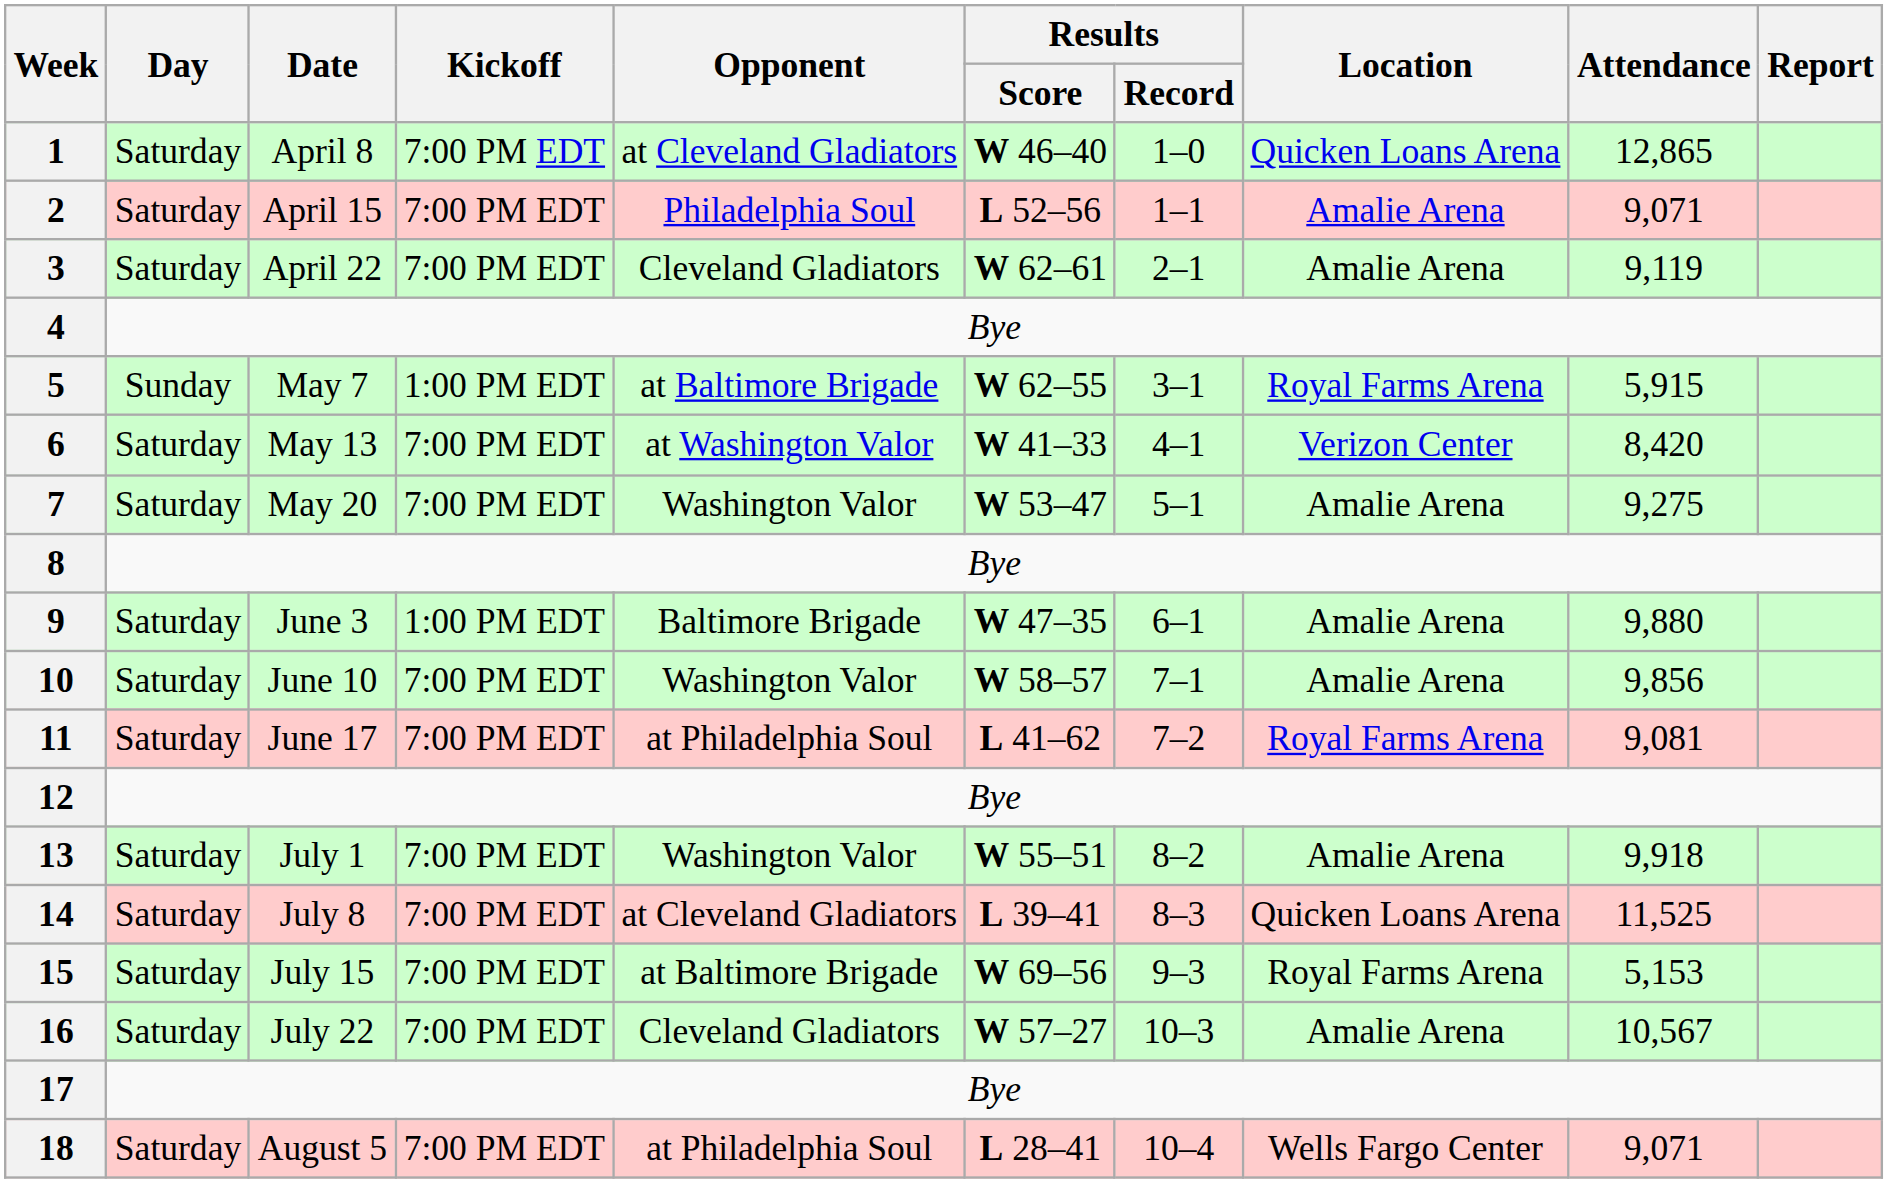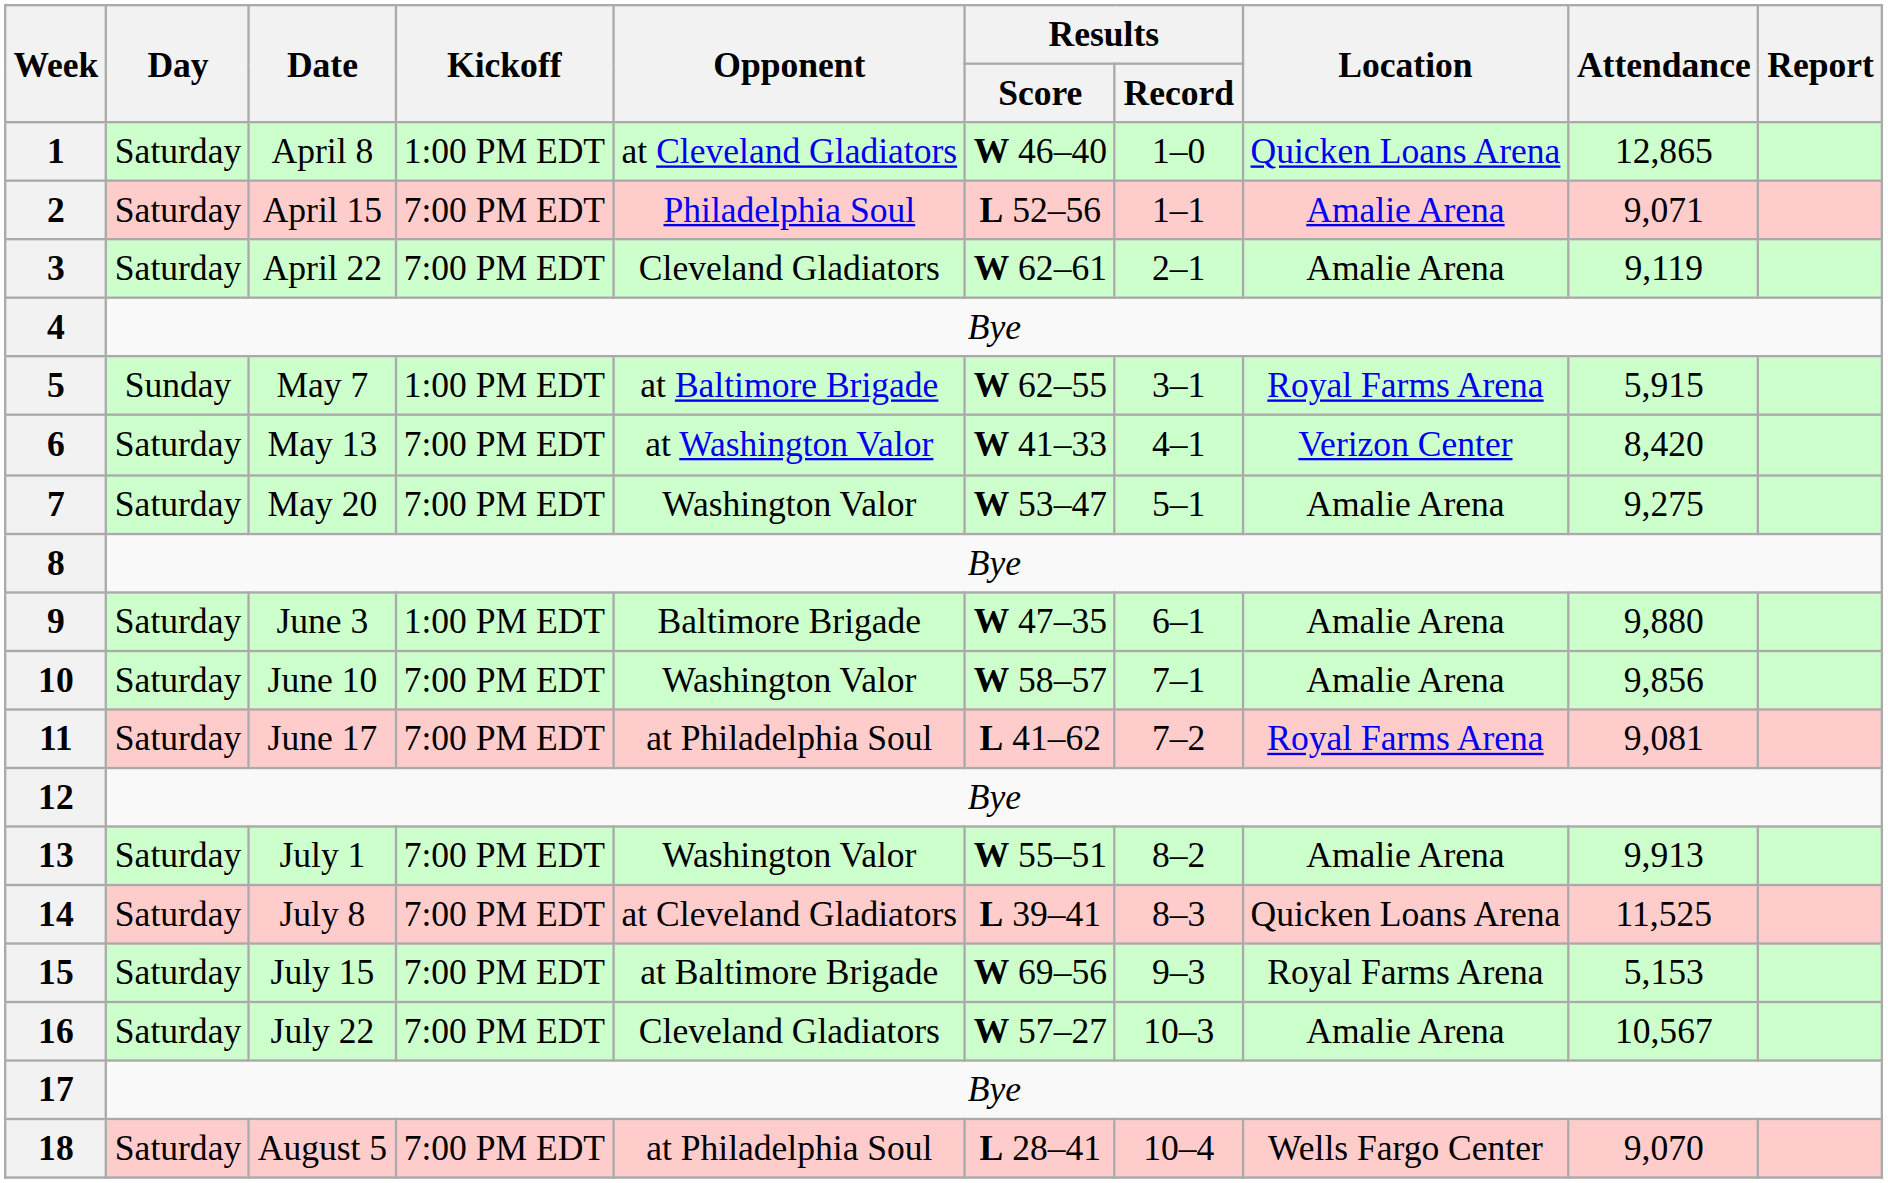(504, 151) 7:00 PM EDT -> (504, 151) 1:00 PM EDT
(1664, 855) 9,918 -> (1664, 855) 9,913
(1664, 1148) 9,071 -> (1664, 1148) 9,070
